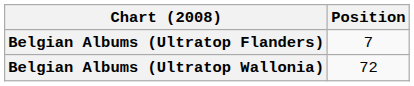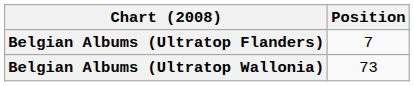(368, 68) 72 -> (368, 68) 73
